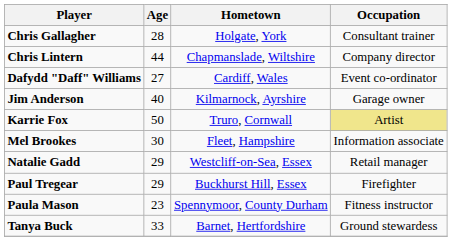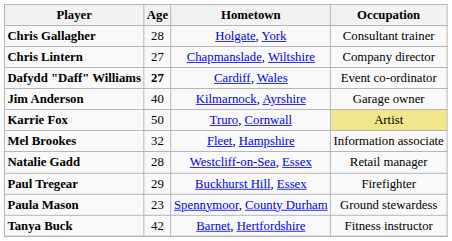(157, 57) 44 -> (157, 57) 27
(157, 78) normal -> (157, 78) bold
(157, 141) 30 -> (157, 141) 32
(157, 162) 29 -> (157, 162) 28
(389, 204) Fitness instructor -> (389, 204) Ground stewardess
(157, 225) 33 -> (157, 225) 42
(389, 225) Ground stewardess -> (389, 225) Fitness instructor
